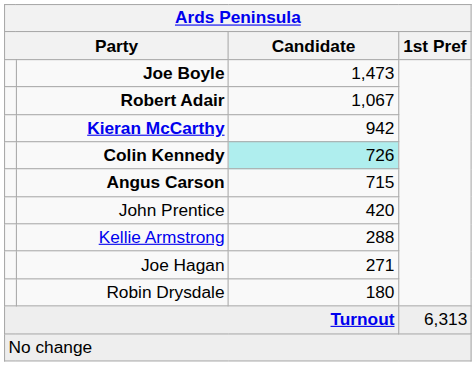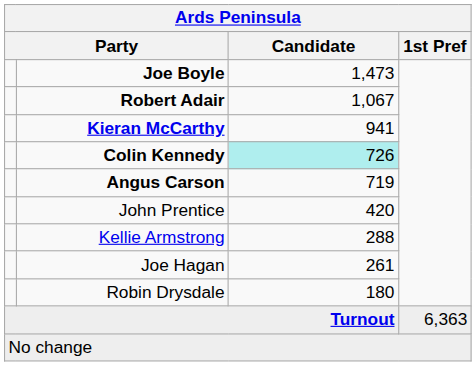(380, 127) 942 -> (380, 127) 941
(380, 182) 715 -> (380, 182) 719
(380, 264) 271 -> (380, 264) 261
(446, 319) 6,313 -> (446, 319) 6,363
